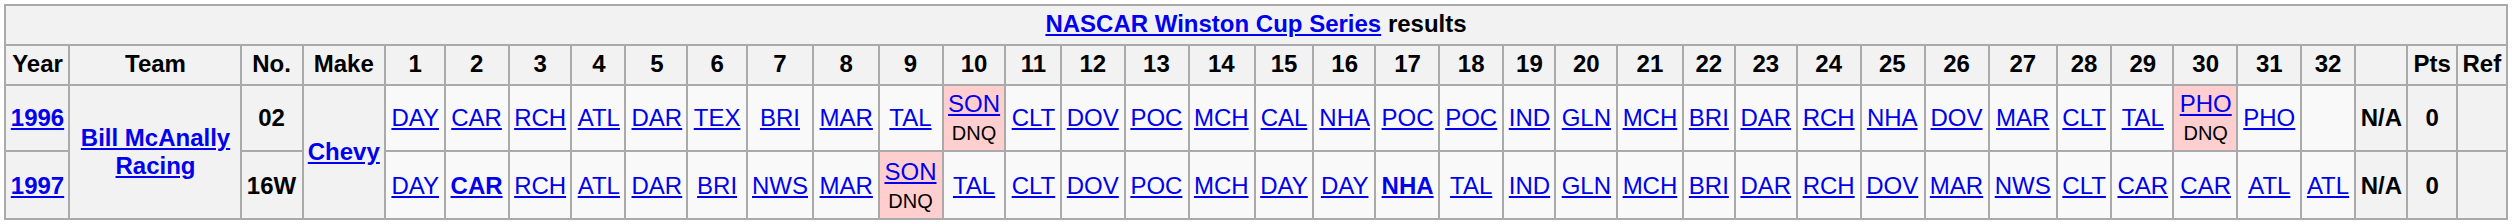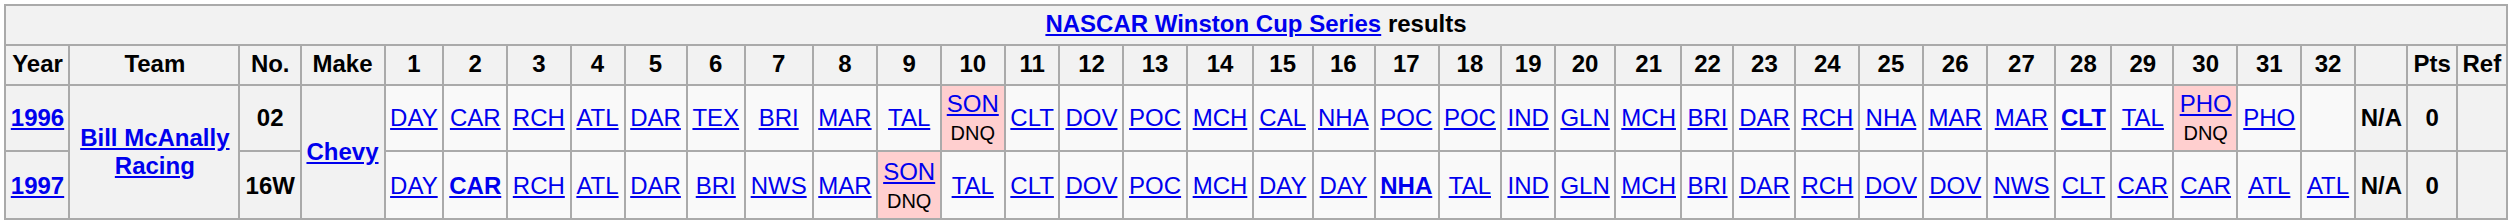(1957, 118) DOV -> (1955, 118) MAR
(2084, 118) normal -> (2083, 118) bold
(1957, 185) MAR -> (1955, 185) DOV
